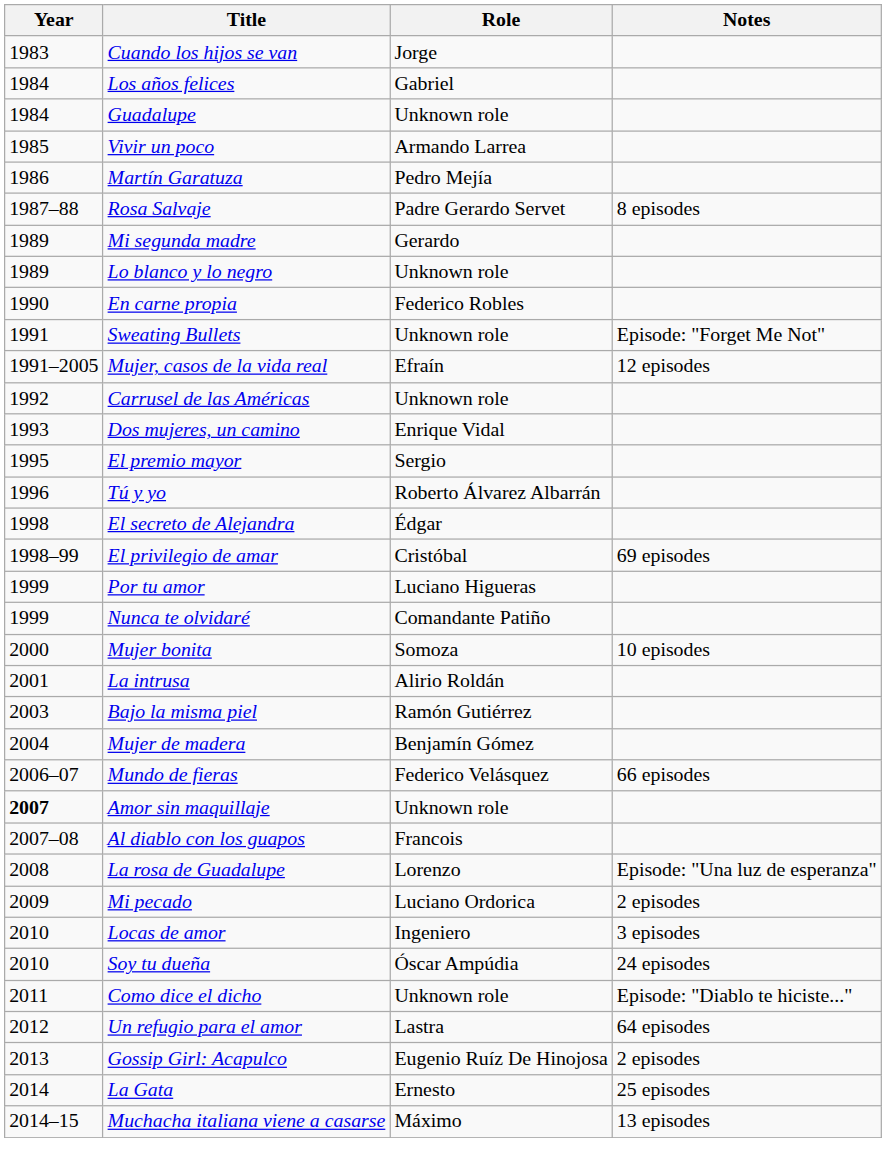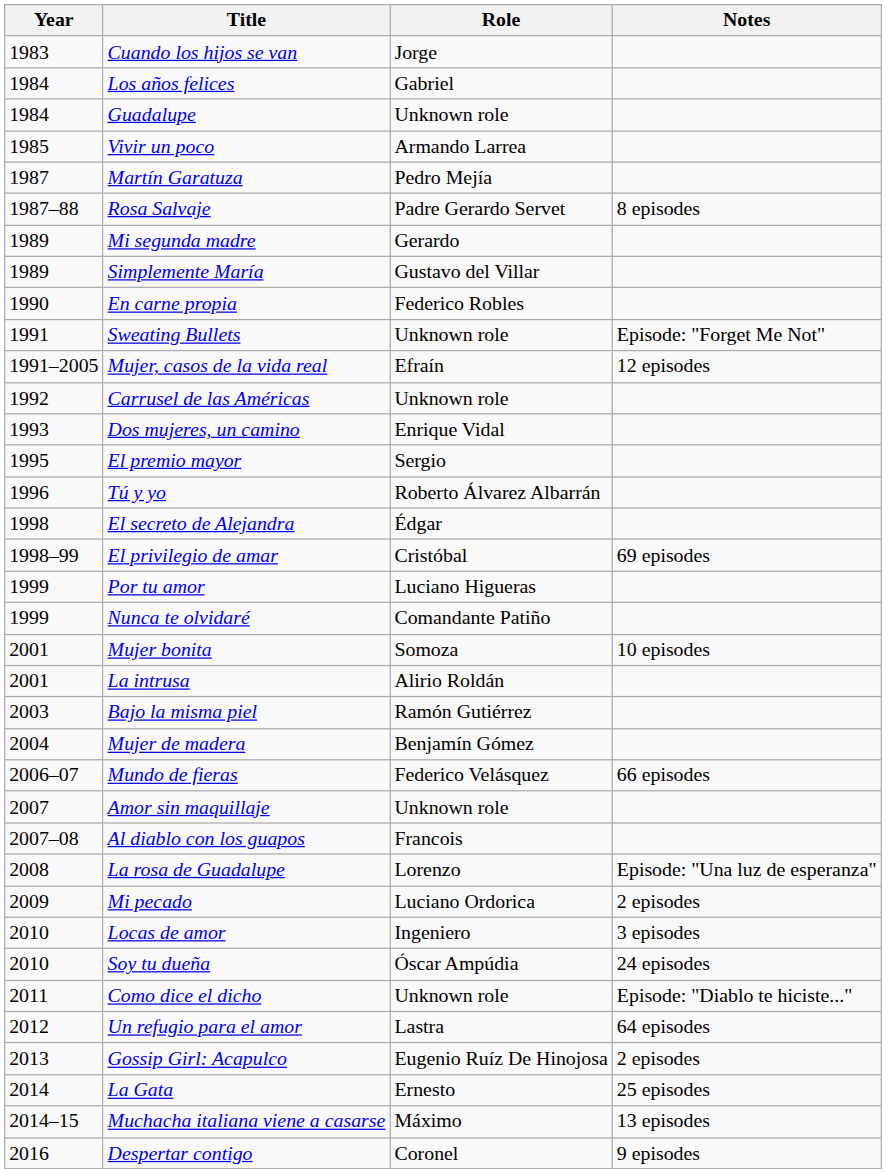(29, 177) 1986 -> (29, 177) 1987
- row: (190, 271)
+ row: (186, 271)
(29, 649) 2000 -> (29, 649) 2001
(29, 806) bold -> (29, 806) normal
+ row: (180, 1152)
